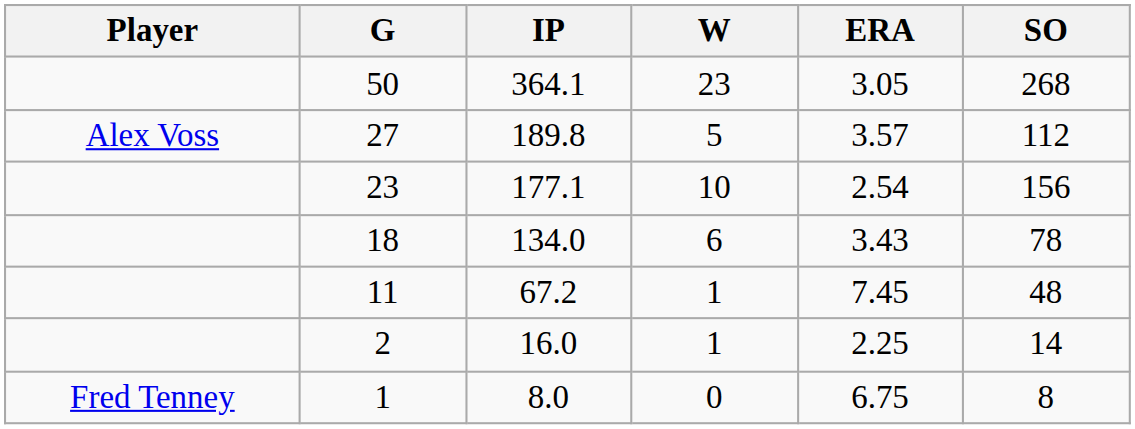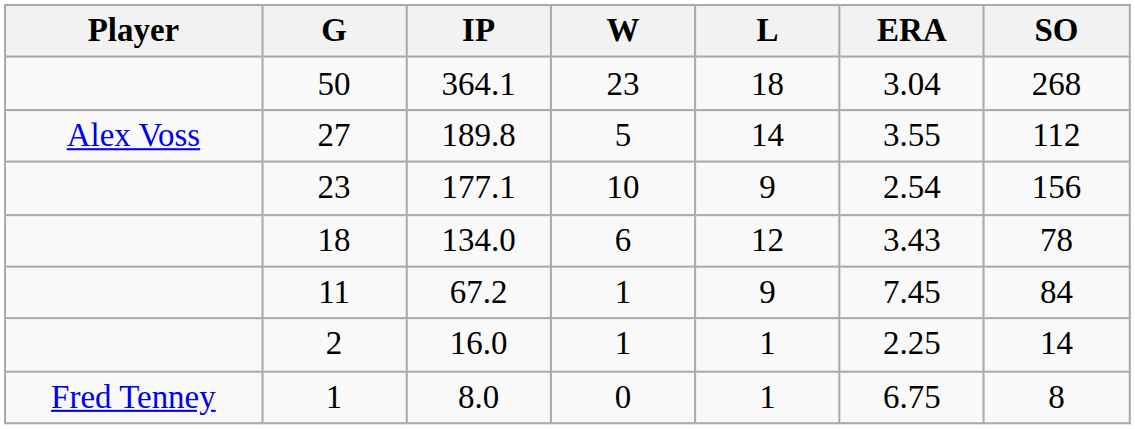+ column: (767, 30)
(880, 82) 3.05 -> (912, 82) 3.04
(880, 135) 3.57 -> (912, 135) 3.55
(1046, 291) 48 -> (1056, 291) 84
